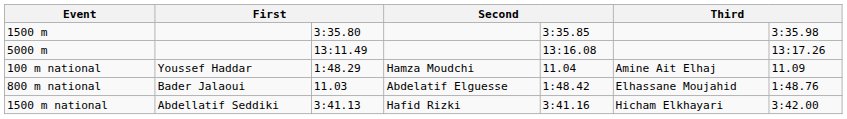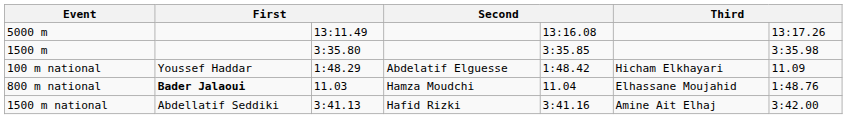rows swapped: (27, 32) <-> (27, 50)
(430, 68) Hamza Moudchi -> (447, 68) Abdelatif Elguesse
(559, 68) 11.04 -> (566, 68) 1:48.42
(666, 68) Amine Ait Elhaj -> (669, 68) Hicham Elkhayari
(202, 86) normal -> (202, 86) bold
(447, 86) Abdelatif Elguesse -> (430, 86) Hamza Moudchi
(566, 86) 1:48.42 -> (559, 86) 11.04
(669, 105) Hicham Elkhayari -> (666, 105) Amine Ait Elhaj
